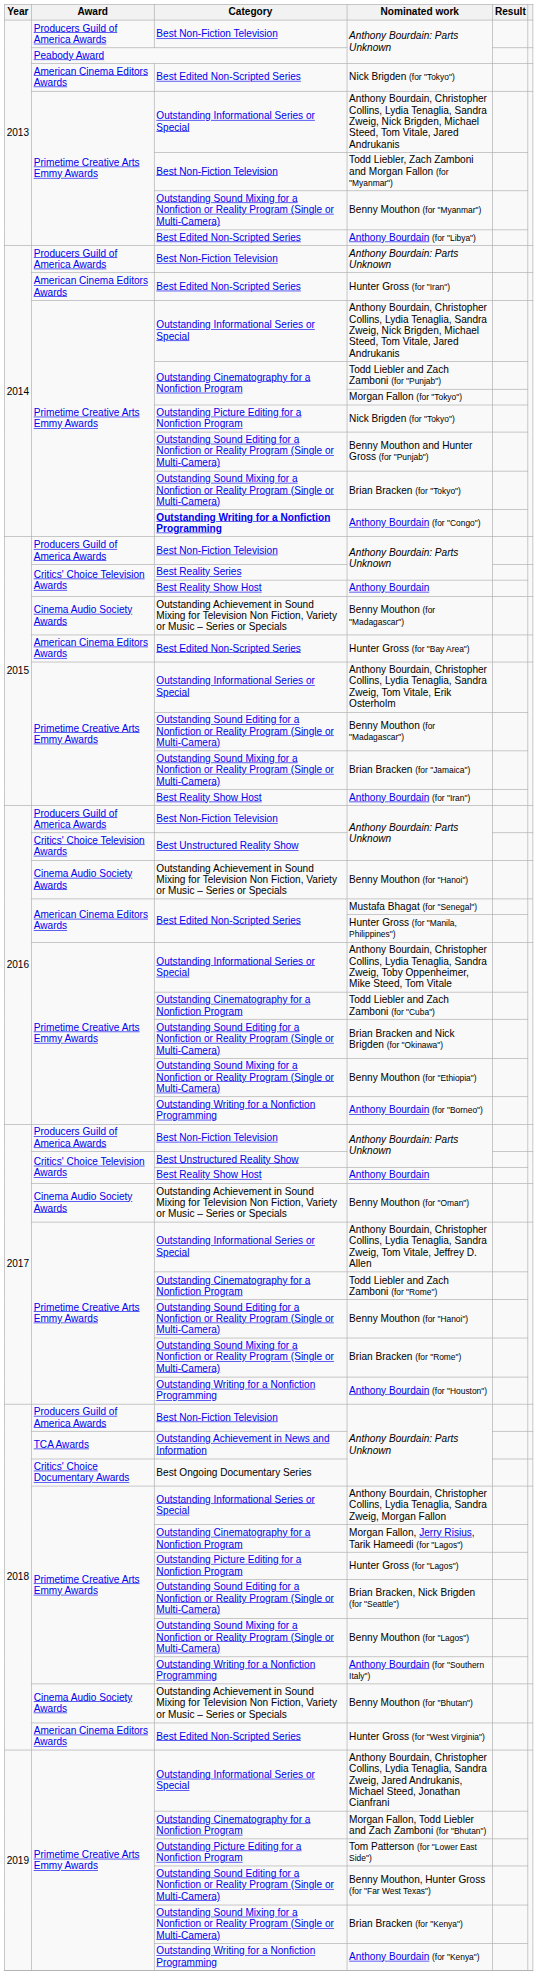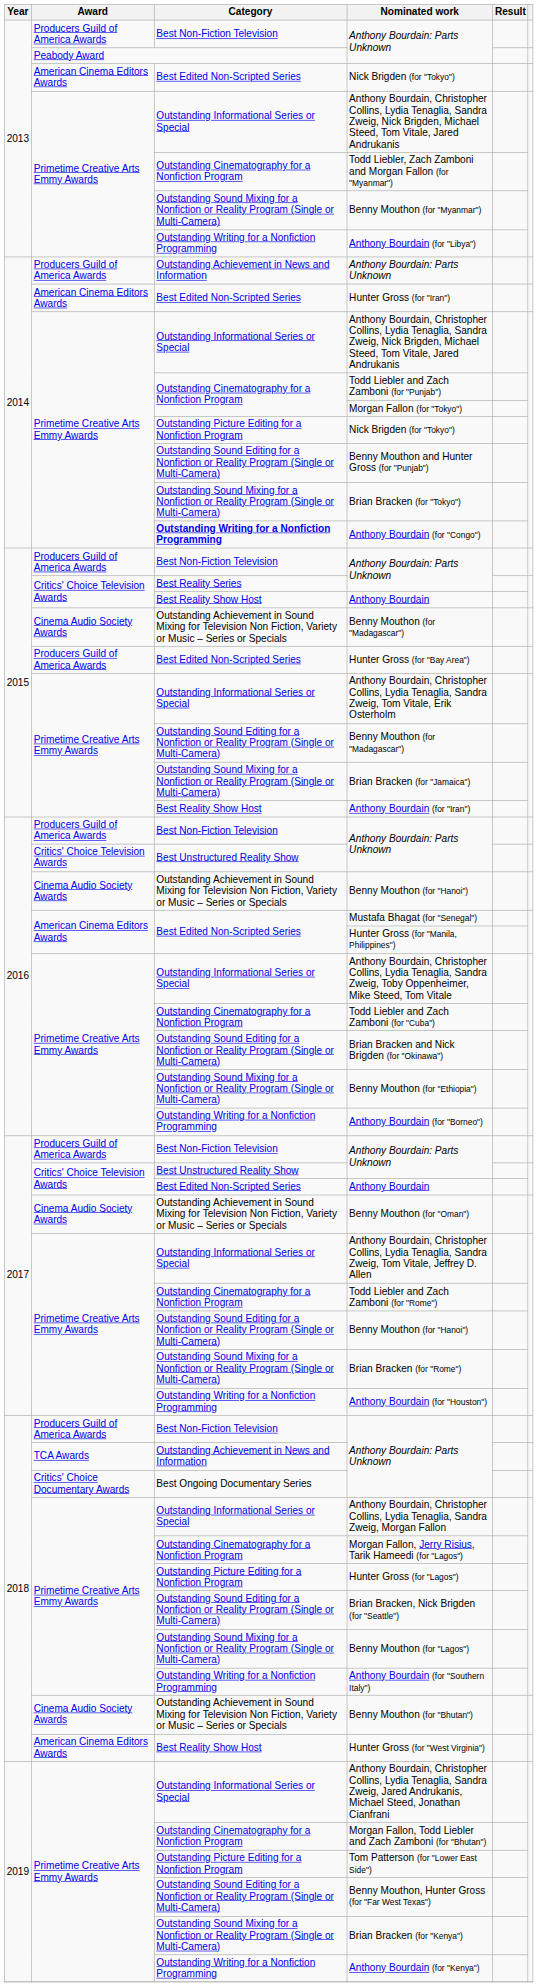(217, 171) Best Non-Fiction Television -> (233, 171) Outstanding Cinematography for a Nonfiction Program
(229, 237) Best Edited Non-Scripted Series -> (236, 243) Outstanding Writing for a Nonfiction Programming
(217, 259) Best Non-Fiction Television -> (243, 270) Outstanding Achievement in News and Information
(91, 648) American Cinema Editors Awards -> (75, 660) Producers Guild of America Awards
(209, 1175) Best Reality Show Host -> (229, 1186) Best Edited Non-Scripted Series
(229, 1736) Best Edited Non-Scripted Series -> (209, 1747) Best Reality Show Host
